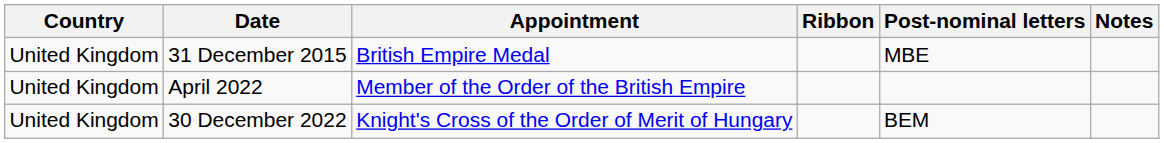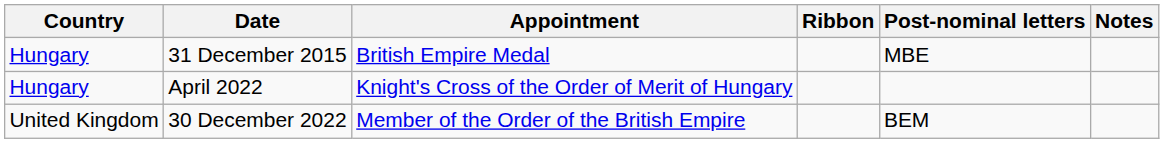(84, 54) United Kingdom -> (49, 54) Hungary
(84, 87) United Kingdom -> (49, 87) Hungary
(551, 87) Member of the Order of the British Empire -> (574, 87) Knight's Cross of the Order of Merit of Hungary
(574, 120) Knight's Cross of the Order of Merit of Hungary -> (551, 120) Member of the Order of the British Empire
